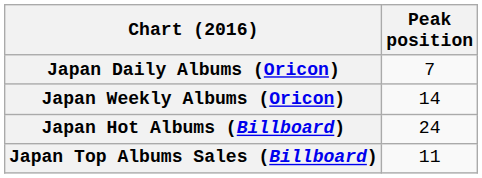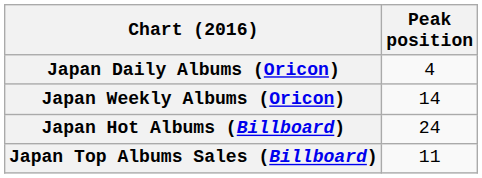(430, 70) 7 -> (430, 70) 4
